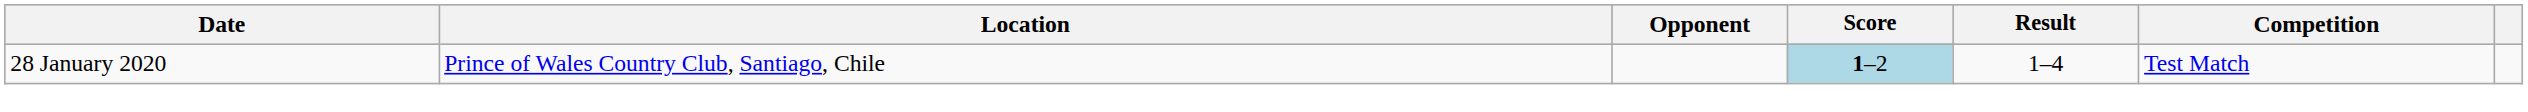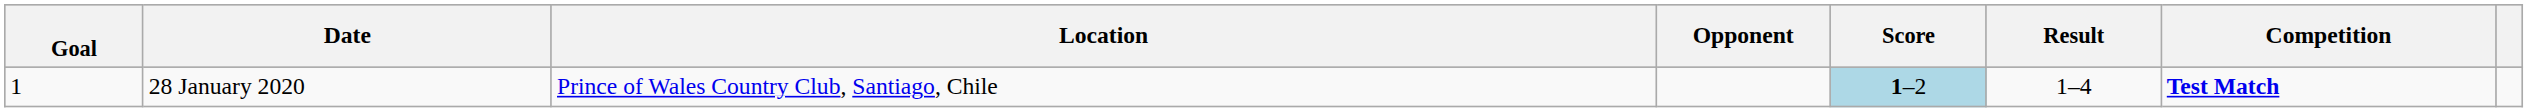+ column: (74, 49)
(2197, 63) normal -> (2223, 87) bold
